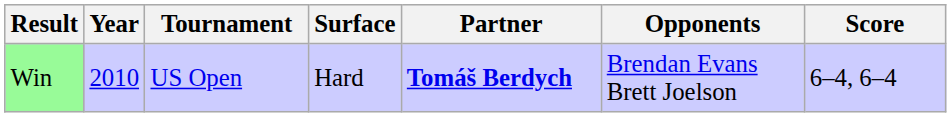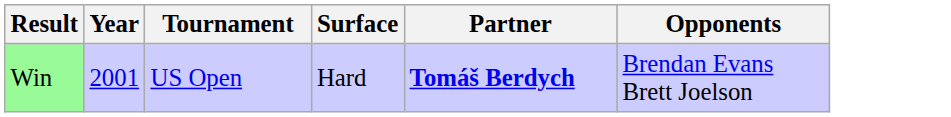- column: (875, 24)
(114, 77) 2010 -> (114, 77) 2001
